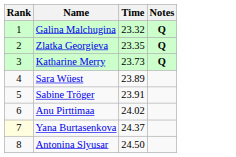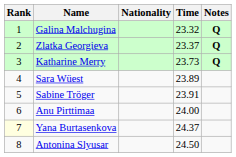+ column: (146, 12)
(133, 45) 23.35 -> (187, 45) 23.37
(133, 111) 24.02 -> (187, 111) 24.00
